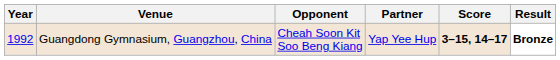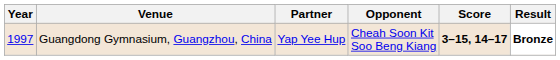columns swapped: (402, 14) <-> (320, 14)
(20, 39) 1992 -> (20, 39) 1997
